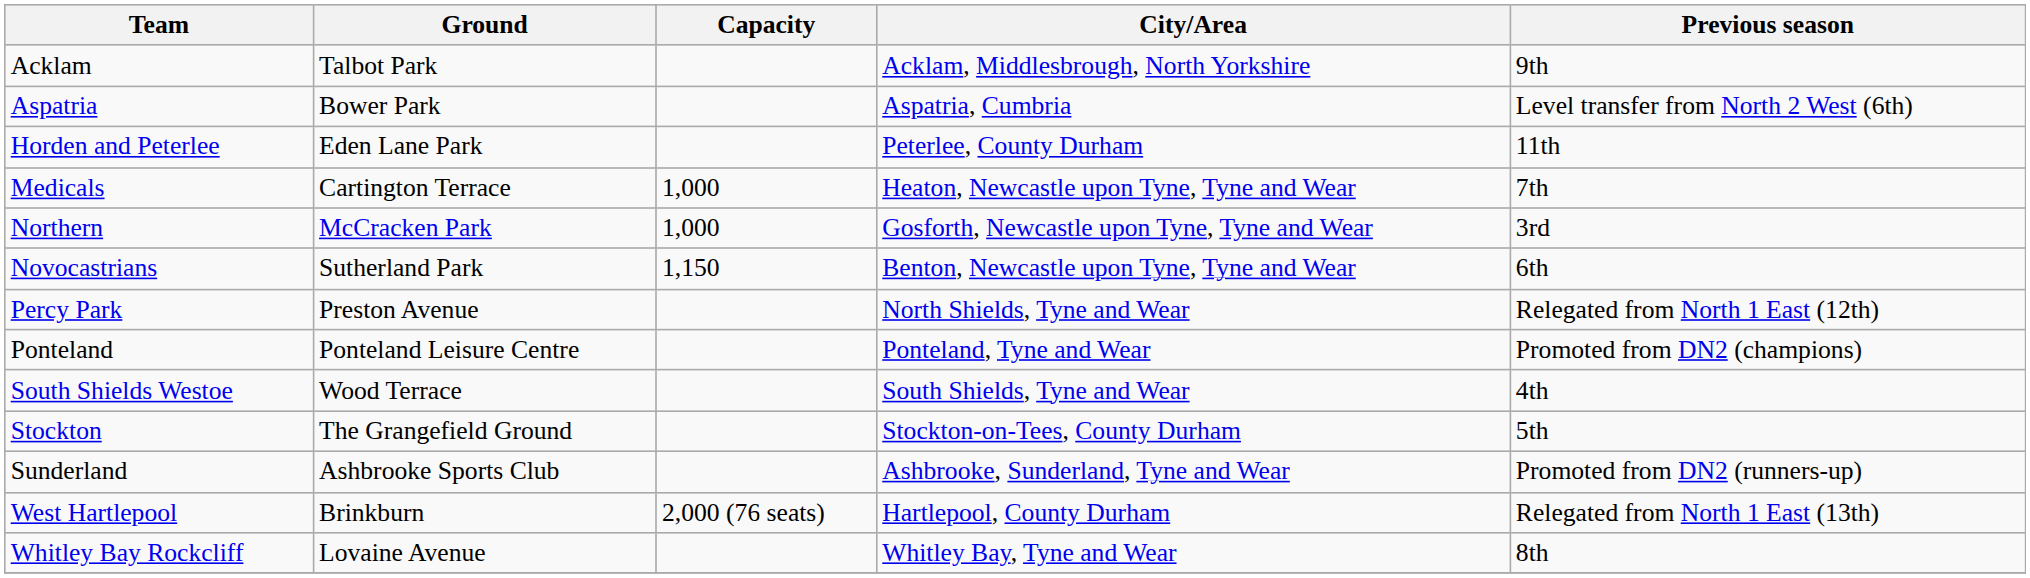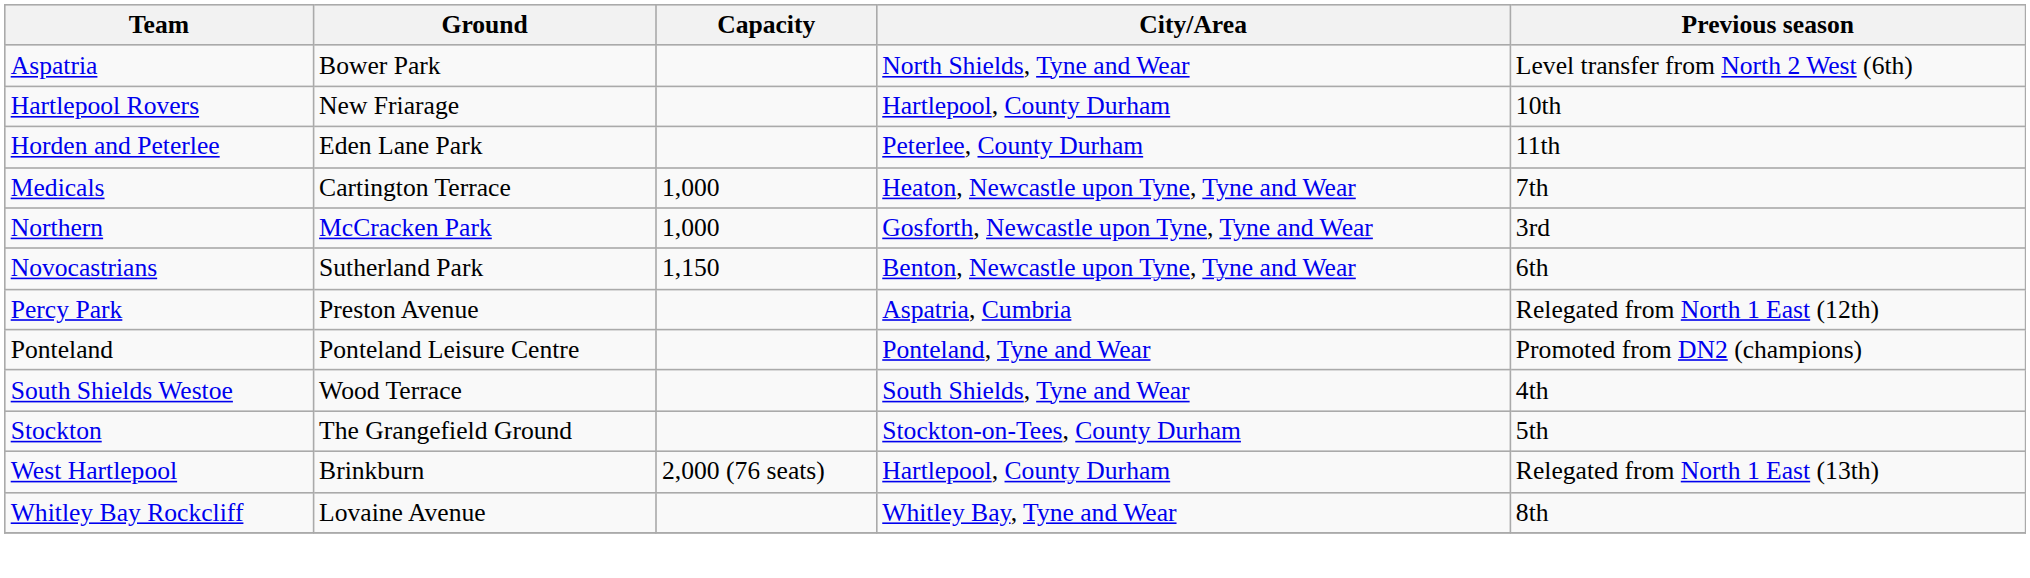- row: (51, 65)
(977, 106) Aspatria, Cumbria -> (1036, 65) North Shields, Tyne and Wear
+ row: (105, 106)
(1036, 308) North Shields, Tyne and Wear -> (977, 308) Aspatria, Cumbria
- row: (69, 471)
